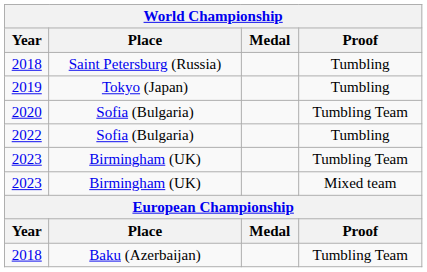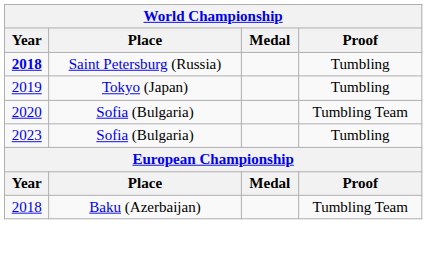(27, 64) normal -> (27, 64) bold
(27, 135) 2022 -> (27, 135) 2023
- row: (145, 159)
- row: (145, 183)
